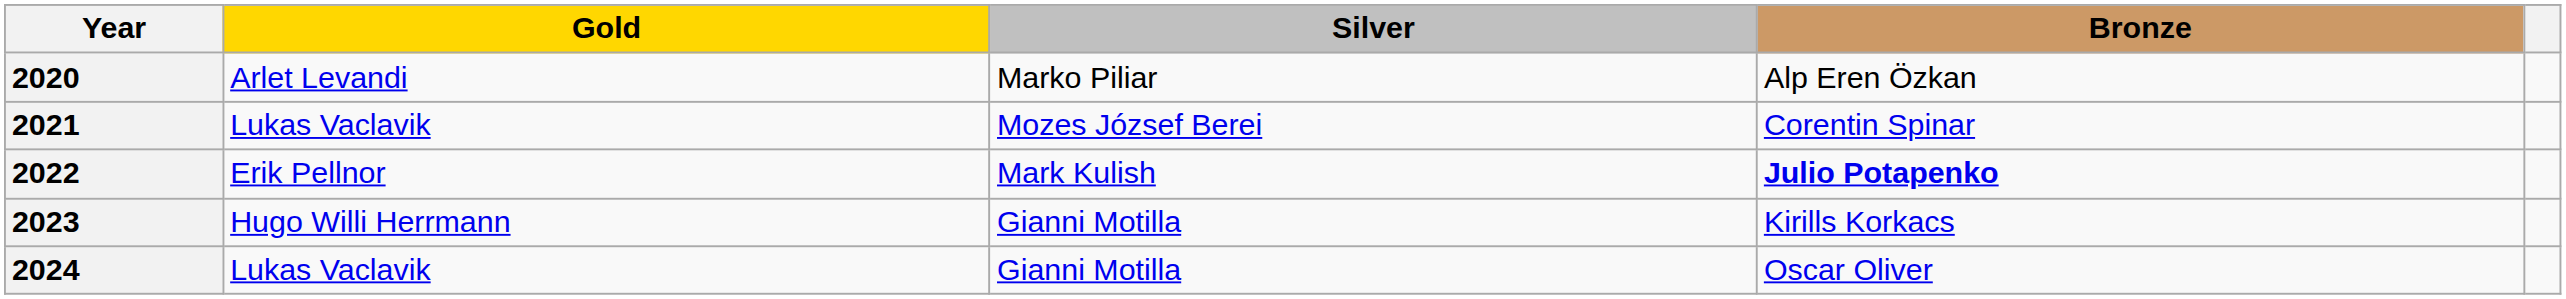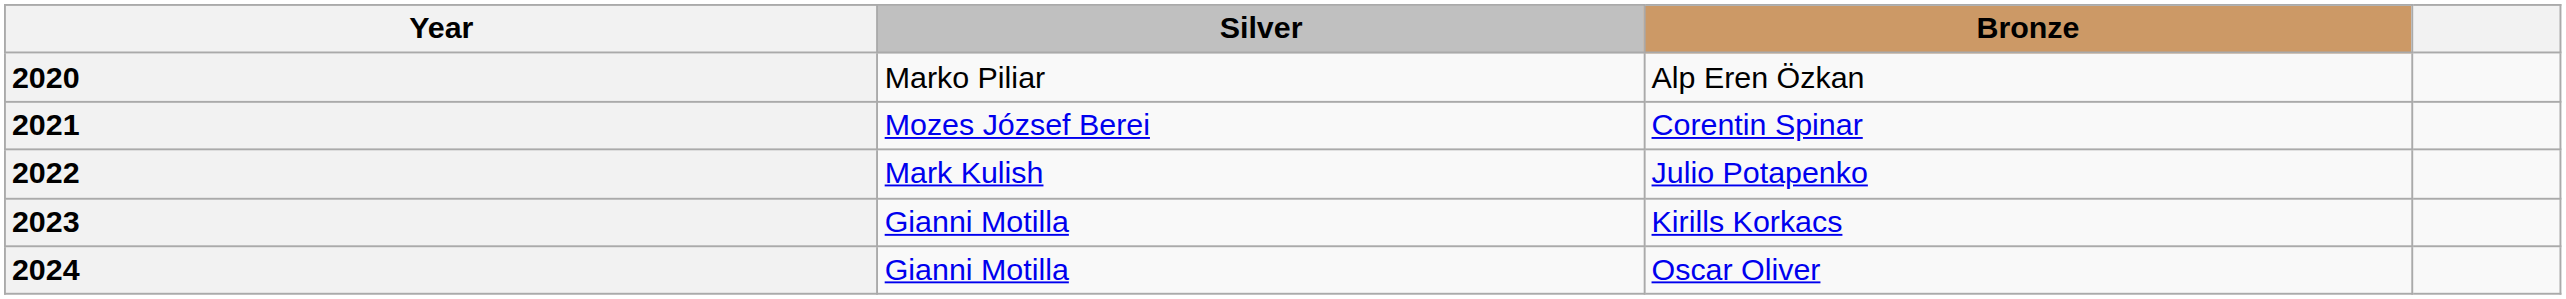- column: (607, 28)
(1881, 173) bold -> (1760, 173) normal
